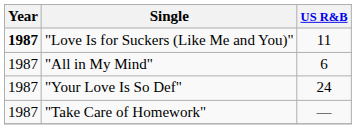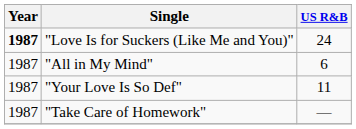(324, 40) 11 -> (324, 40) 24
(324, 87) 24 -> (324, 87) 11
